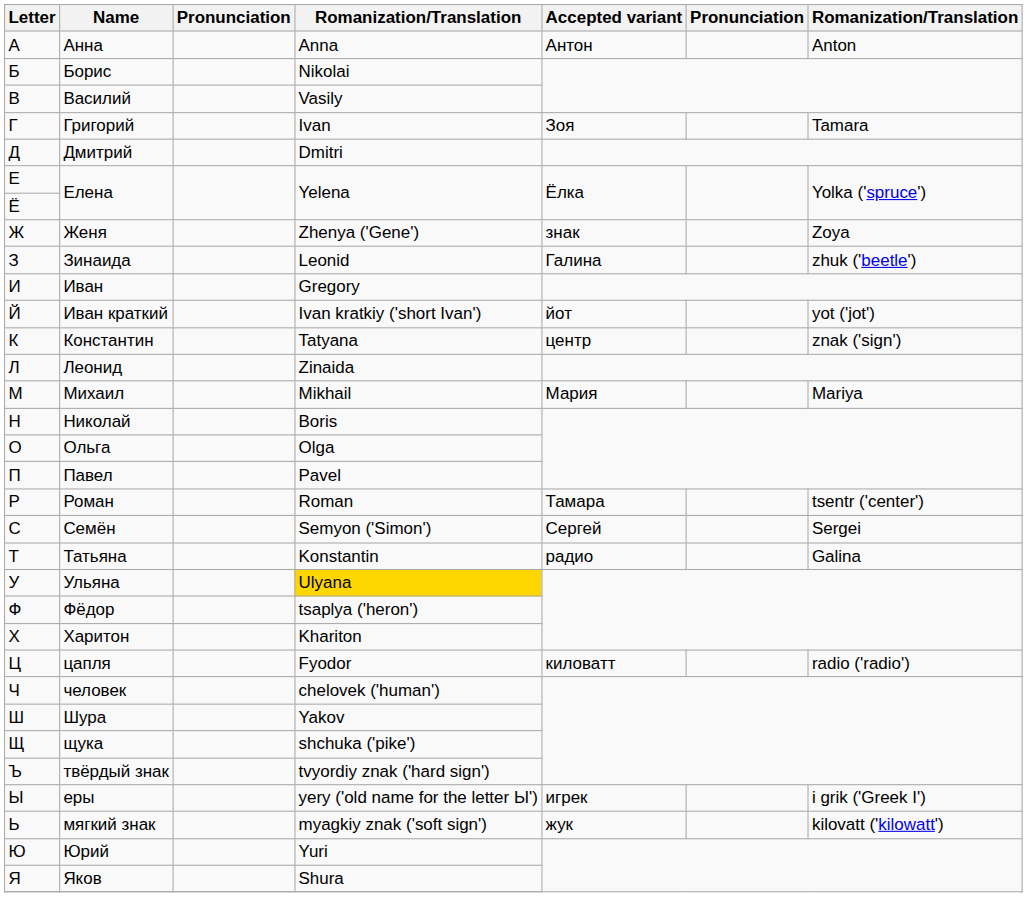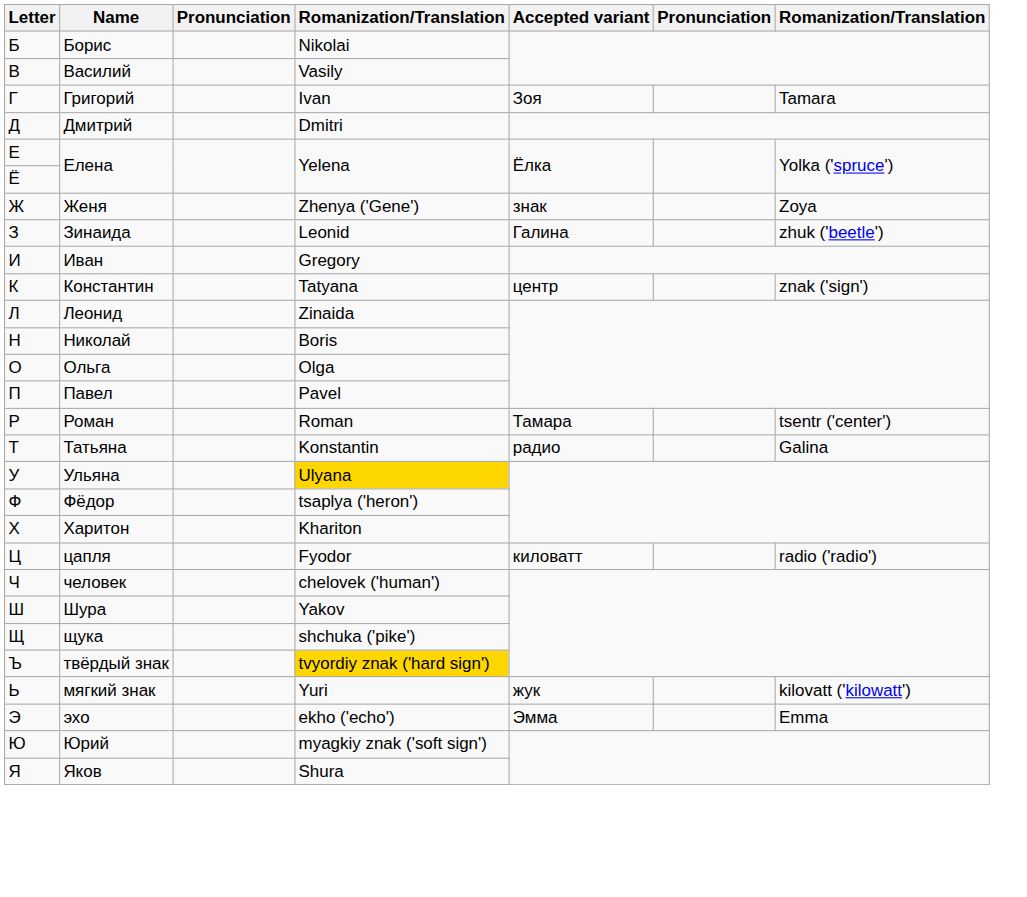- row: (14, 44)
- row: (15, 313)
- row: (16, 394)
- row: (15, 529)
(394, 771) no background -> (394, 663) gold background
- row: (16, 797)
(393, 824) myagkiy znak ('soft sign') -> (313, 690) Yuri
+ row: (15, 717)
(313, 851) Yuri -> (393, 744) myagkiy znak ('soft sign')
